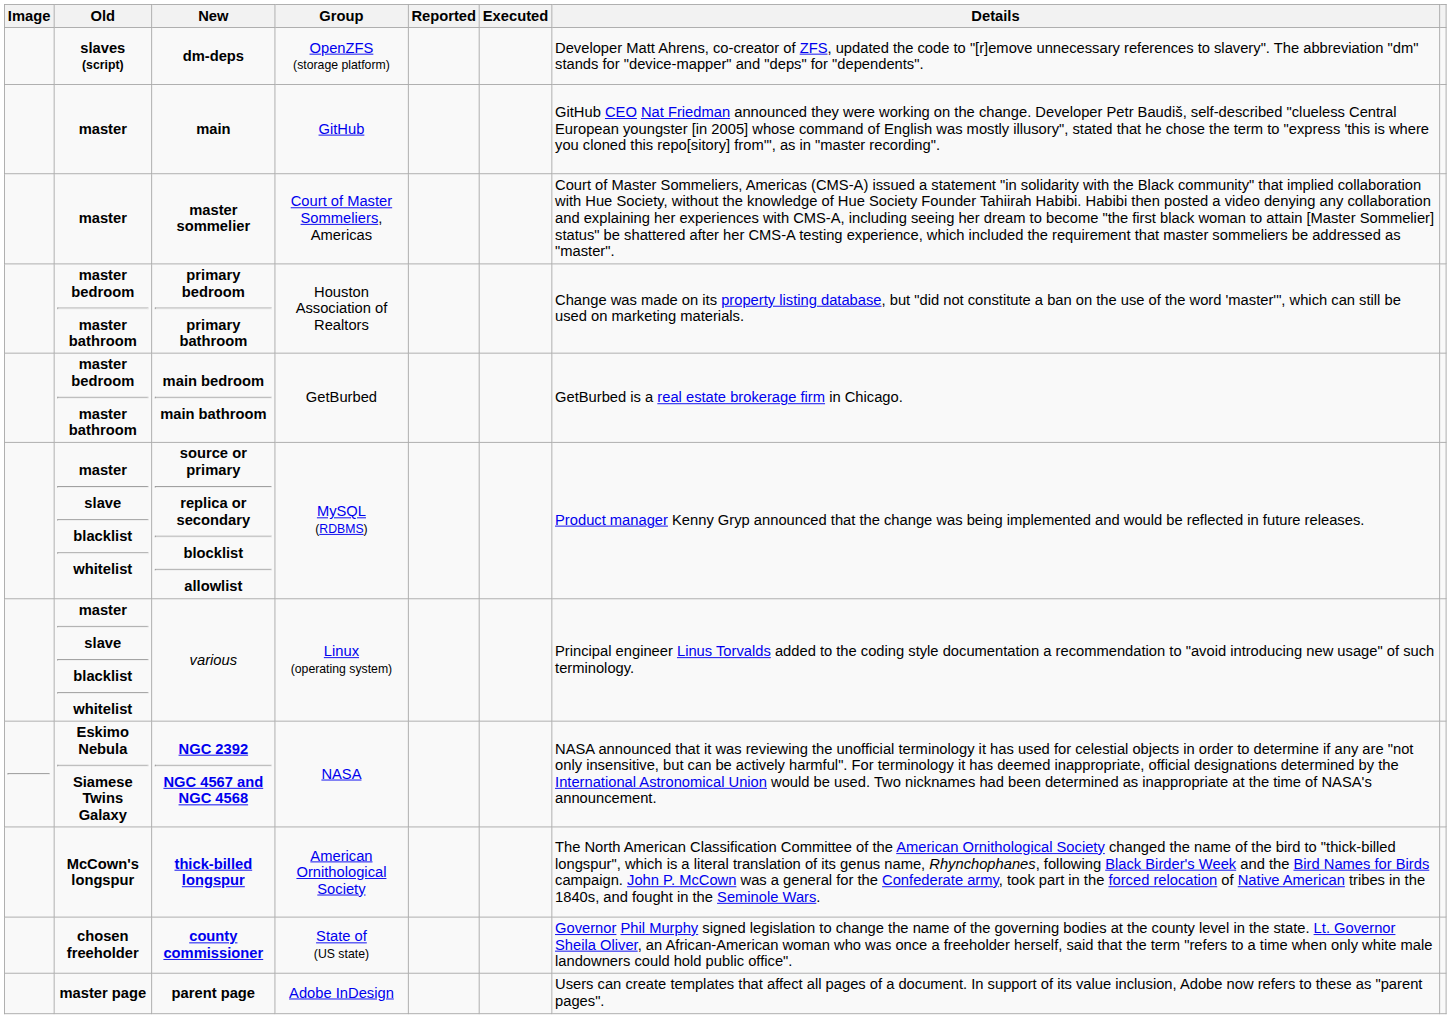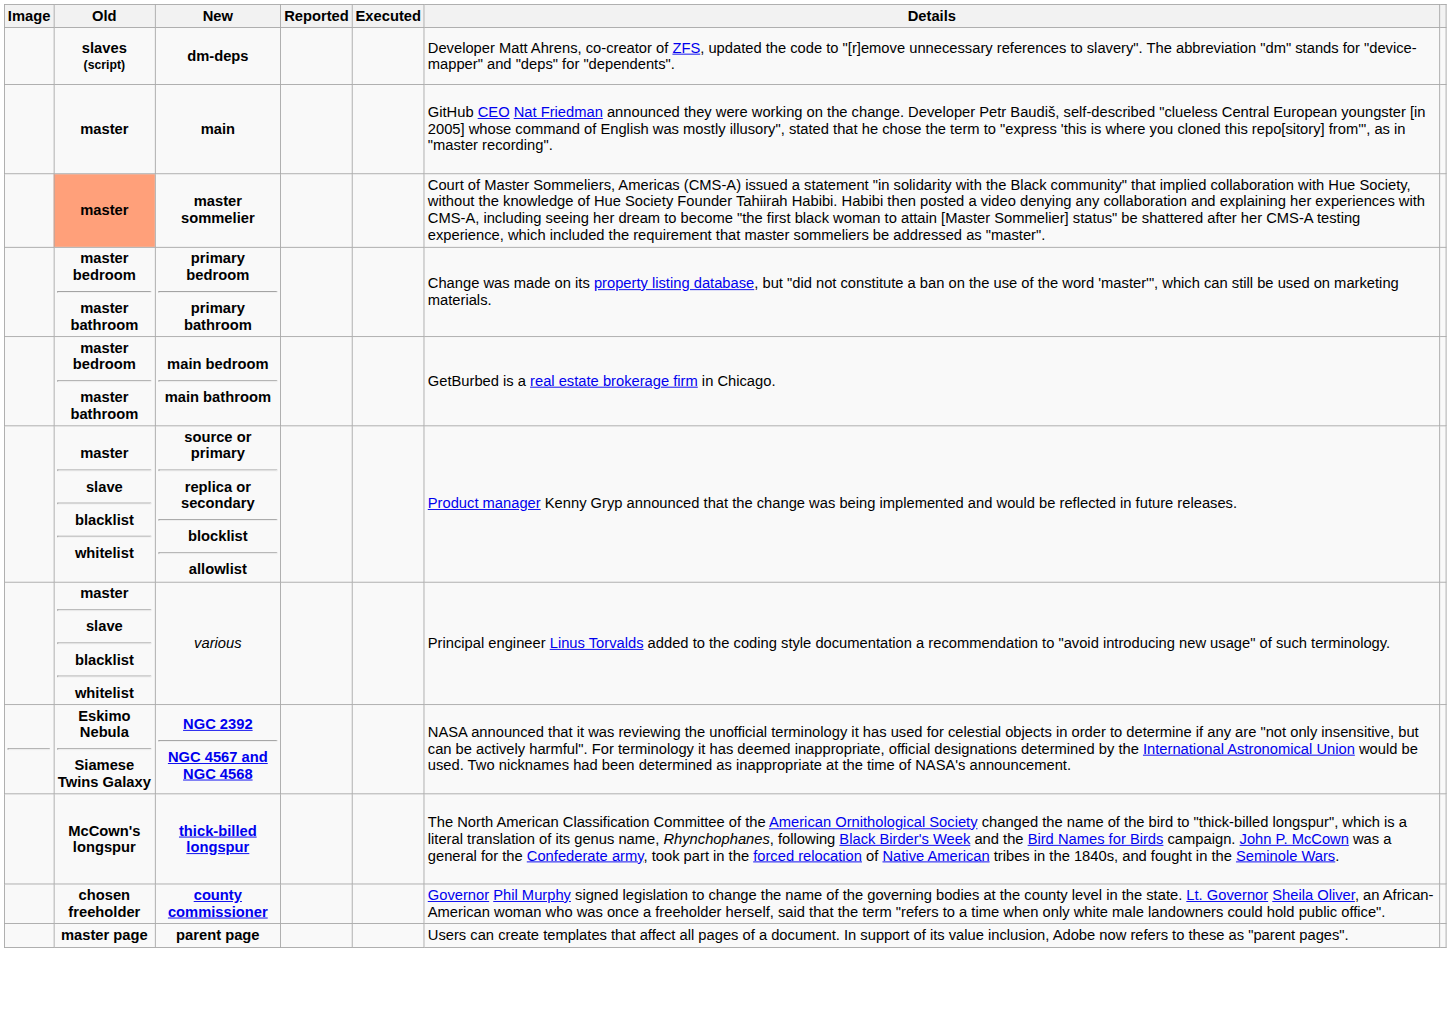- column: (341, 16)
(103, 218) no background -> (104, 210) lightsalmon background
